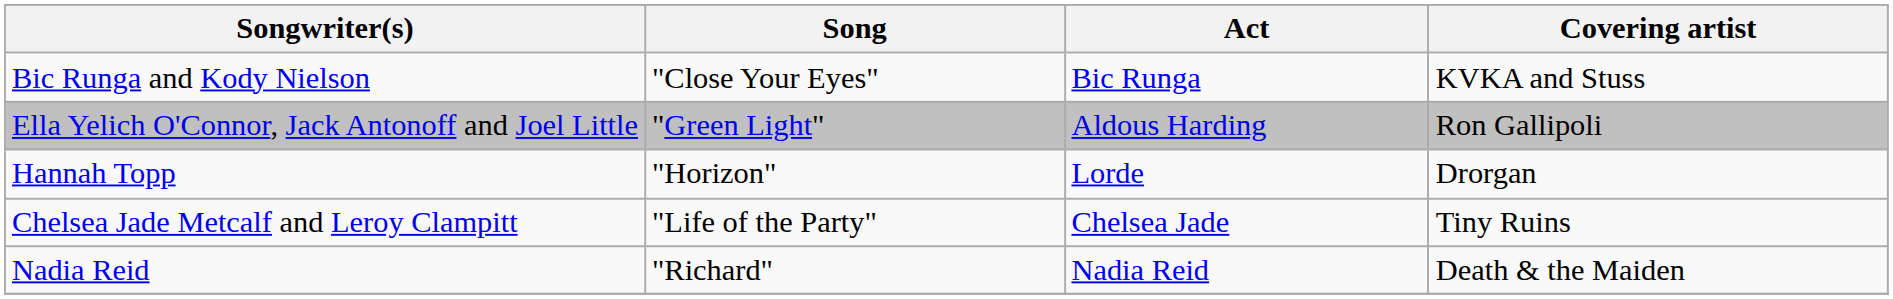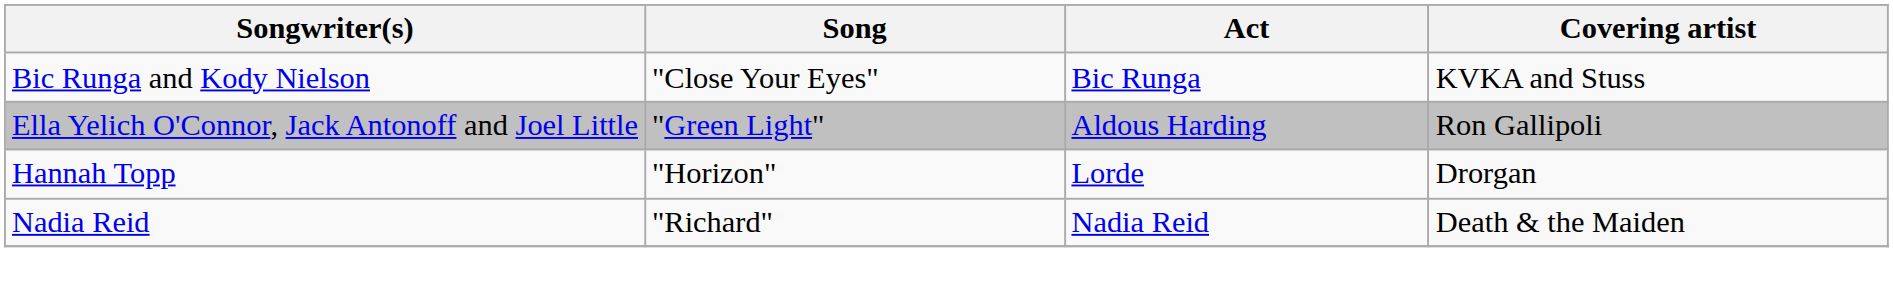- row: (265, 221)
